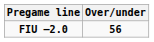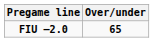(115, 29) 56 -> (115, 29) 65
